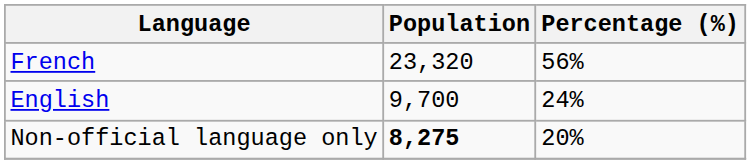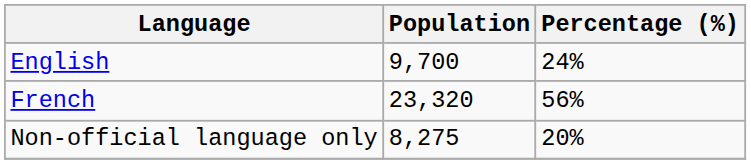rows swapped: (53, 62) <-> (60, 101)
(424, 139) bold -> (424, 139) normal
